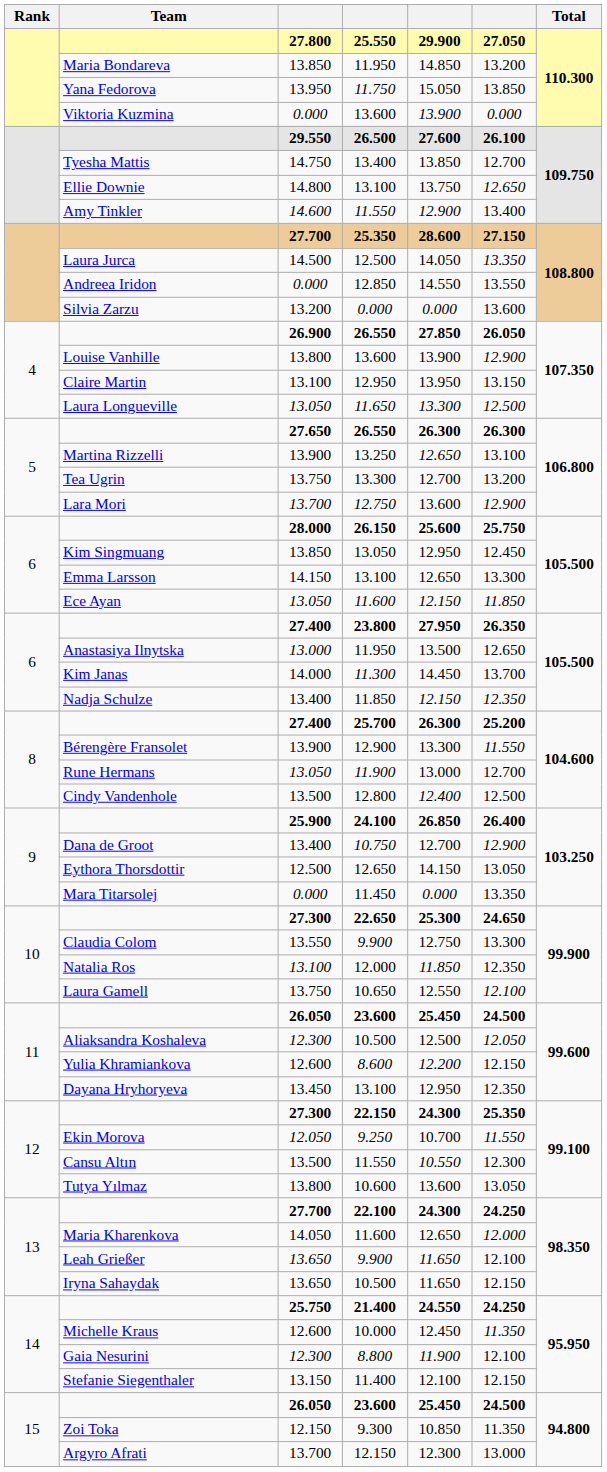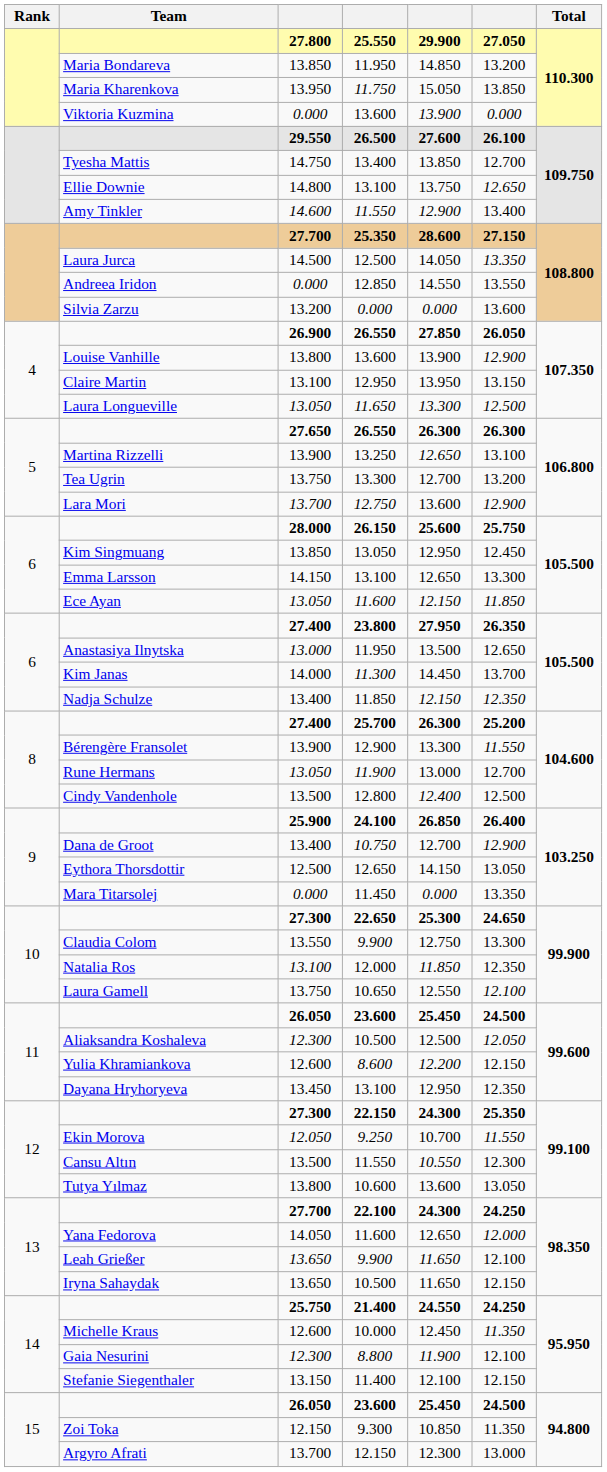(109, 89) Yana Fedorova -> (121, 89) Maria Kharenkova
(121, 1234) Maria Kharenkova -> (109, 1234) Yana Fedorova
